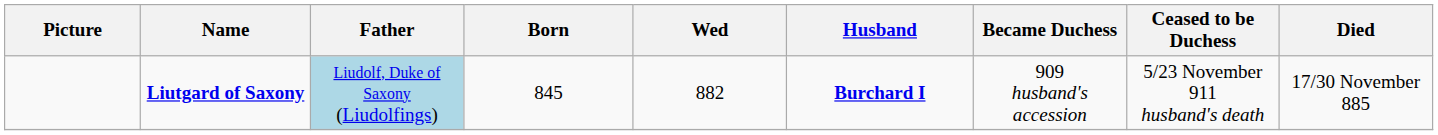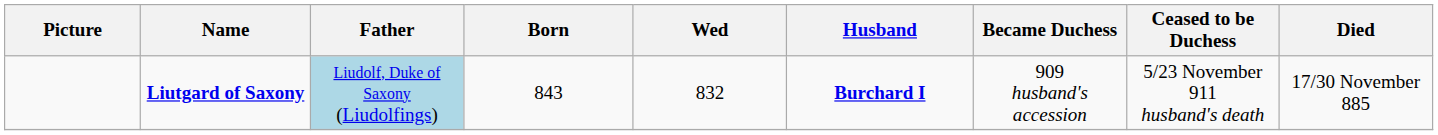(548, 92) 845 -> (548, 92) 843
(710, 92) 882 -> (710, 92) 832
